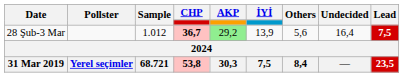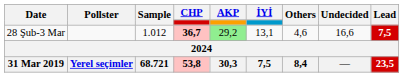(264, 32) 13,9 -> (264, 32) 13,1
(300, 32) 5,6 -> (300, 32) 4,6
(345, 32) 16,4 -> (345, 32) 16,6
